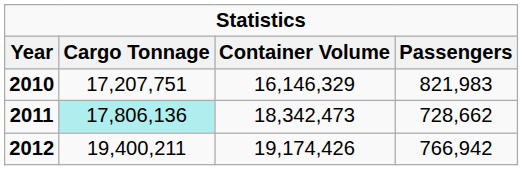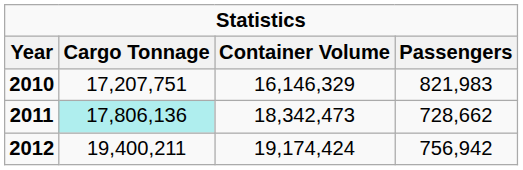(305, 148) 19,174,426 -> (305, 148) 19,174,424
(456, 148) 766,942 -> (456, 148) 756,942
